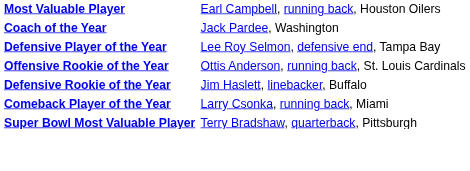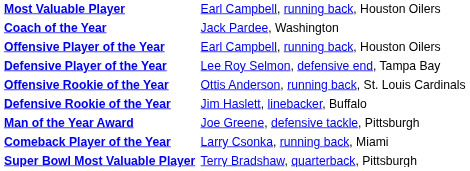+ row: (84, 46)
+ row: (69, 123)
